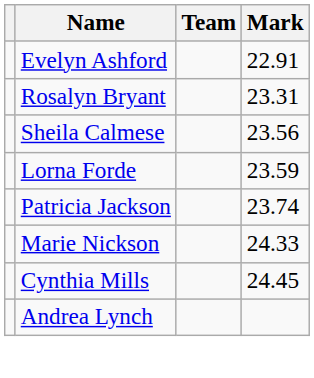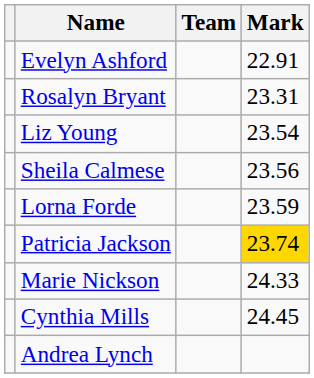+ row: (69, 133)
(273, 206) no background -> (273, 243) gold background
